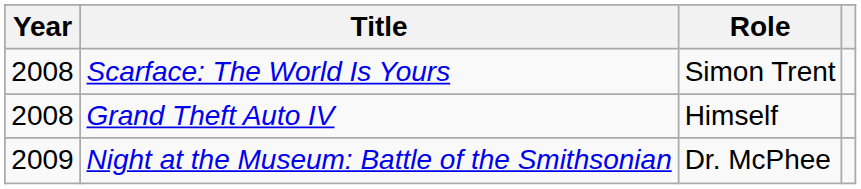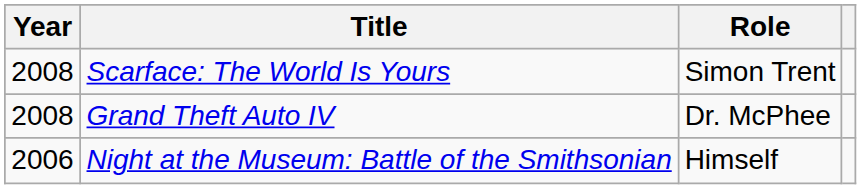(731, 115) Himself -> (758, 115) Dr. McPhee
(42, 159) 2009 -> (42, 159) 2006
(758, 159) Dr. McPhee -> (731, 159) Himself
